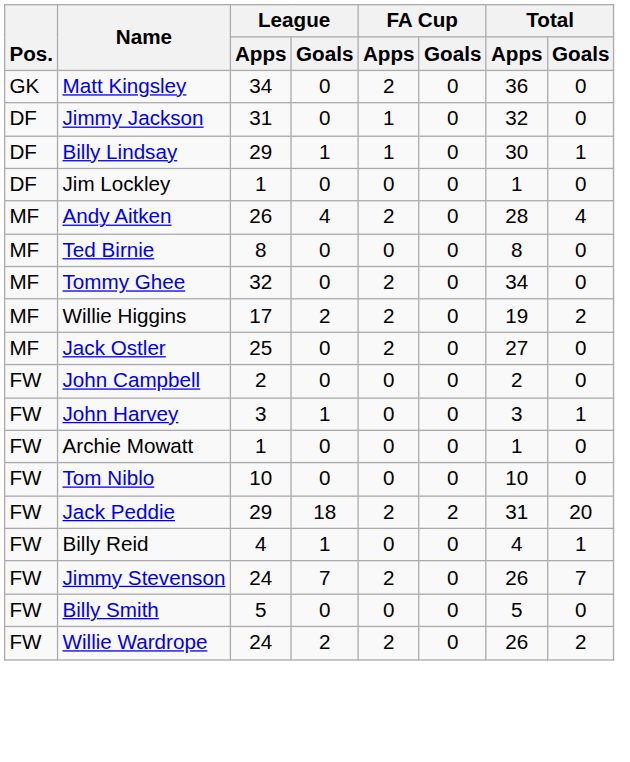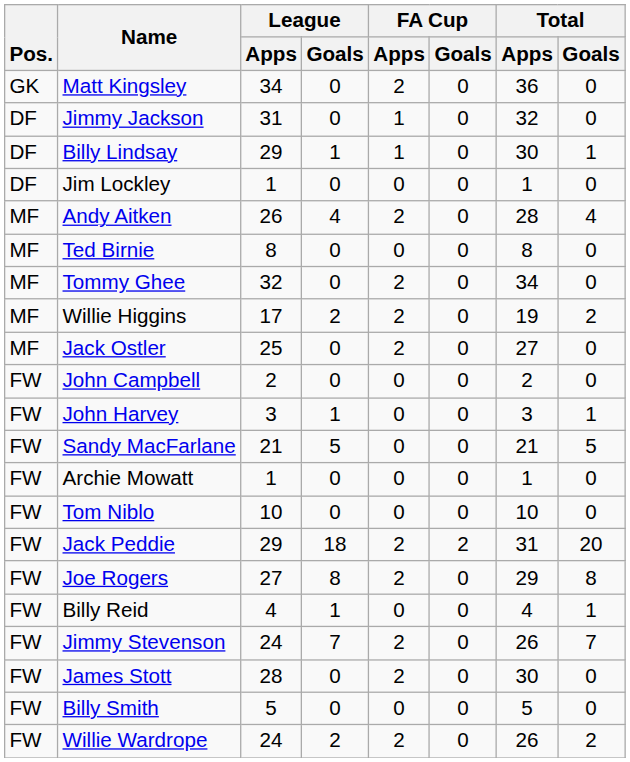+ row: (149, 446)
+ row: (115, 577)
+ row: (117, 675)
